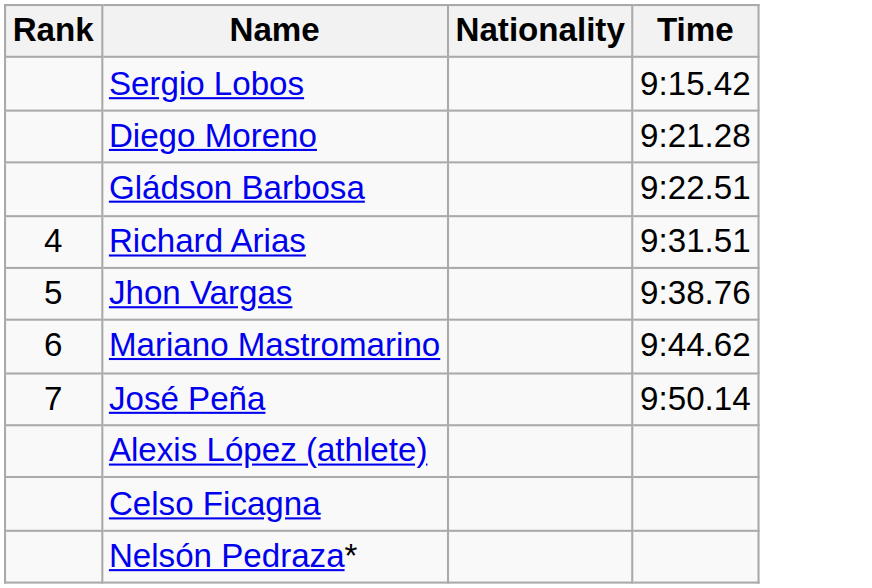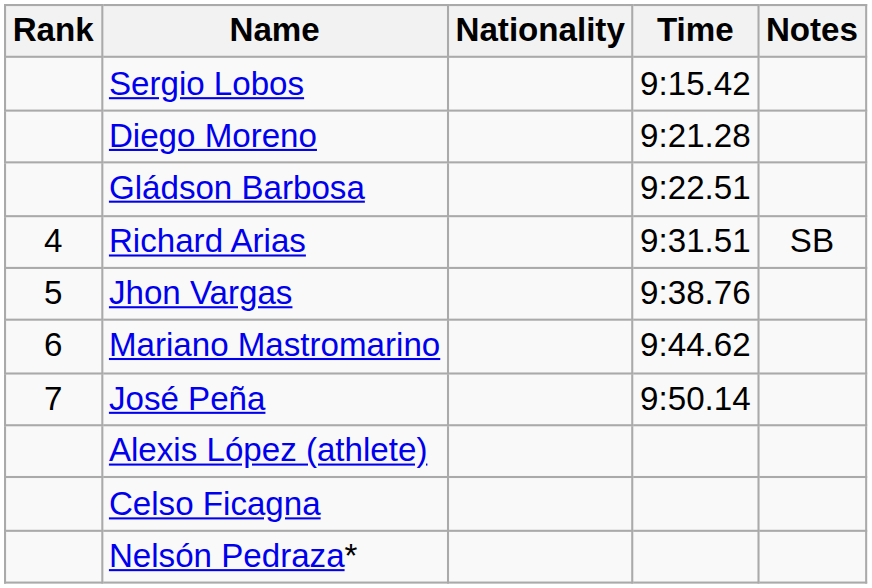+ column: (812, 30)
